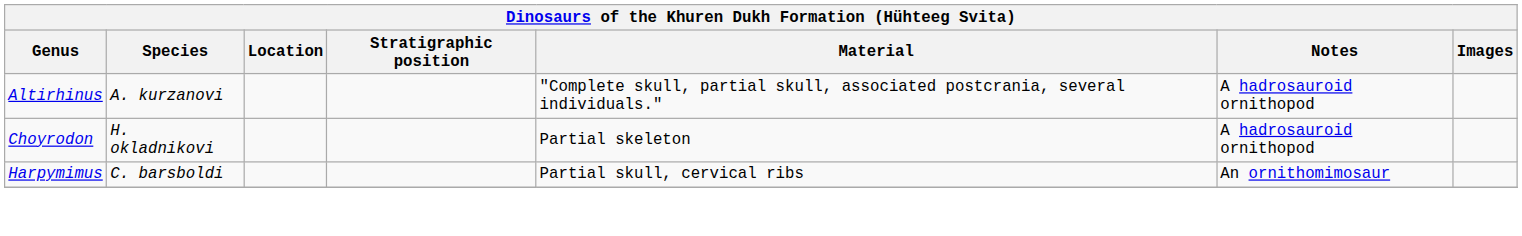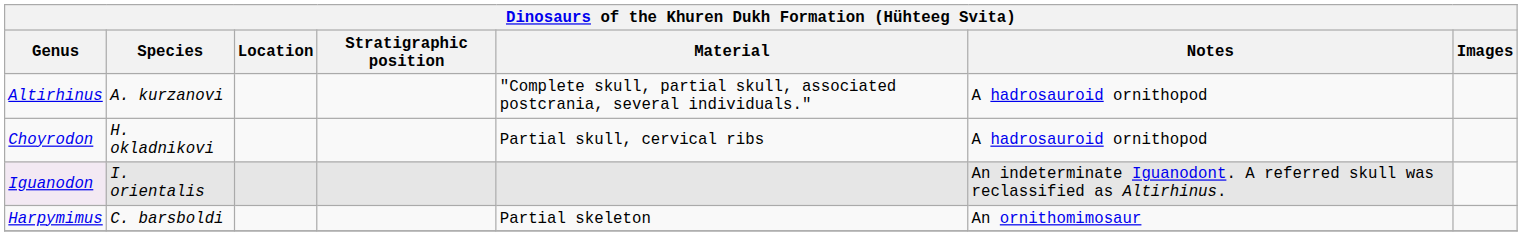(615, 140) Partial skeleton -> (632, 140) Partial skull, cervical ribs
+ row: (51, 183)
(672, 174) Partial skull, cervical ribs -> (575, 218) Partial skeleton
